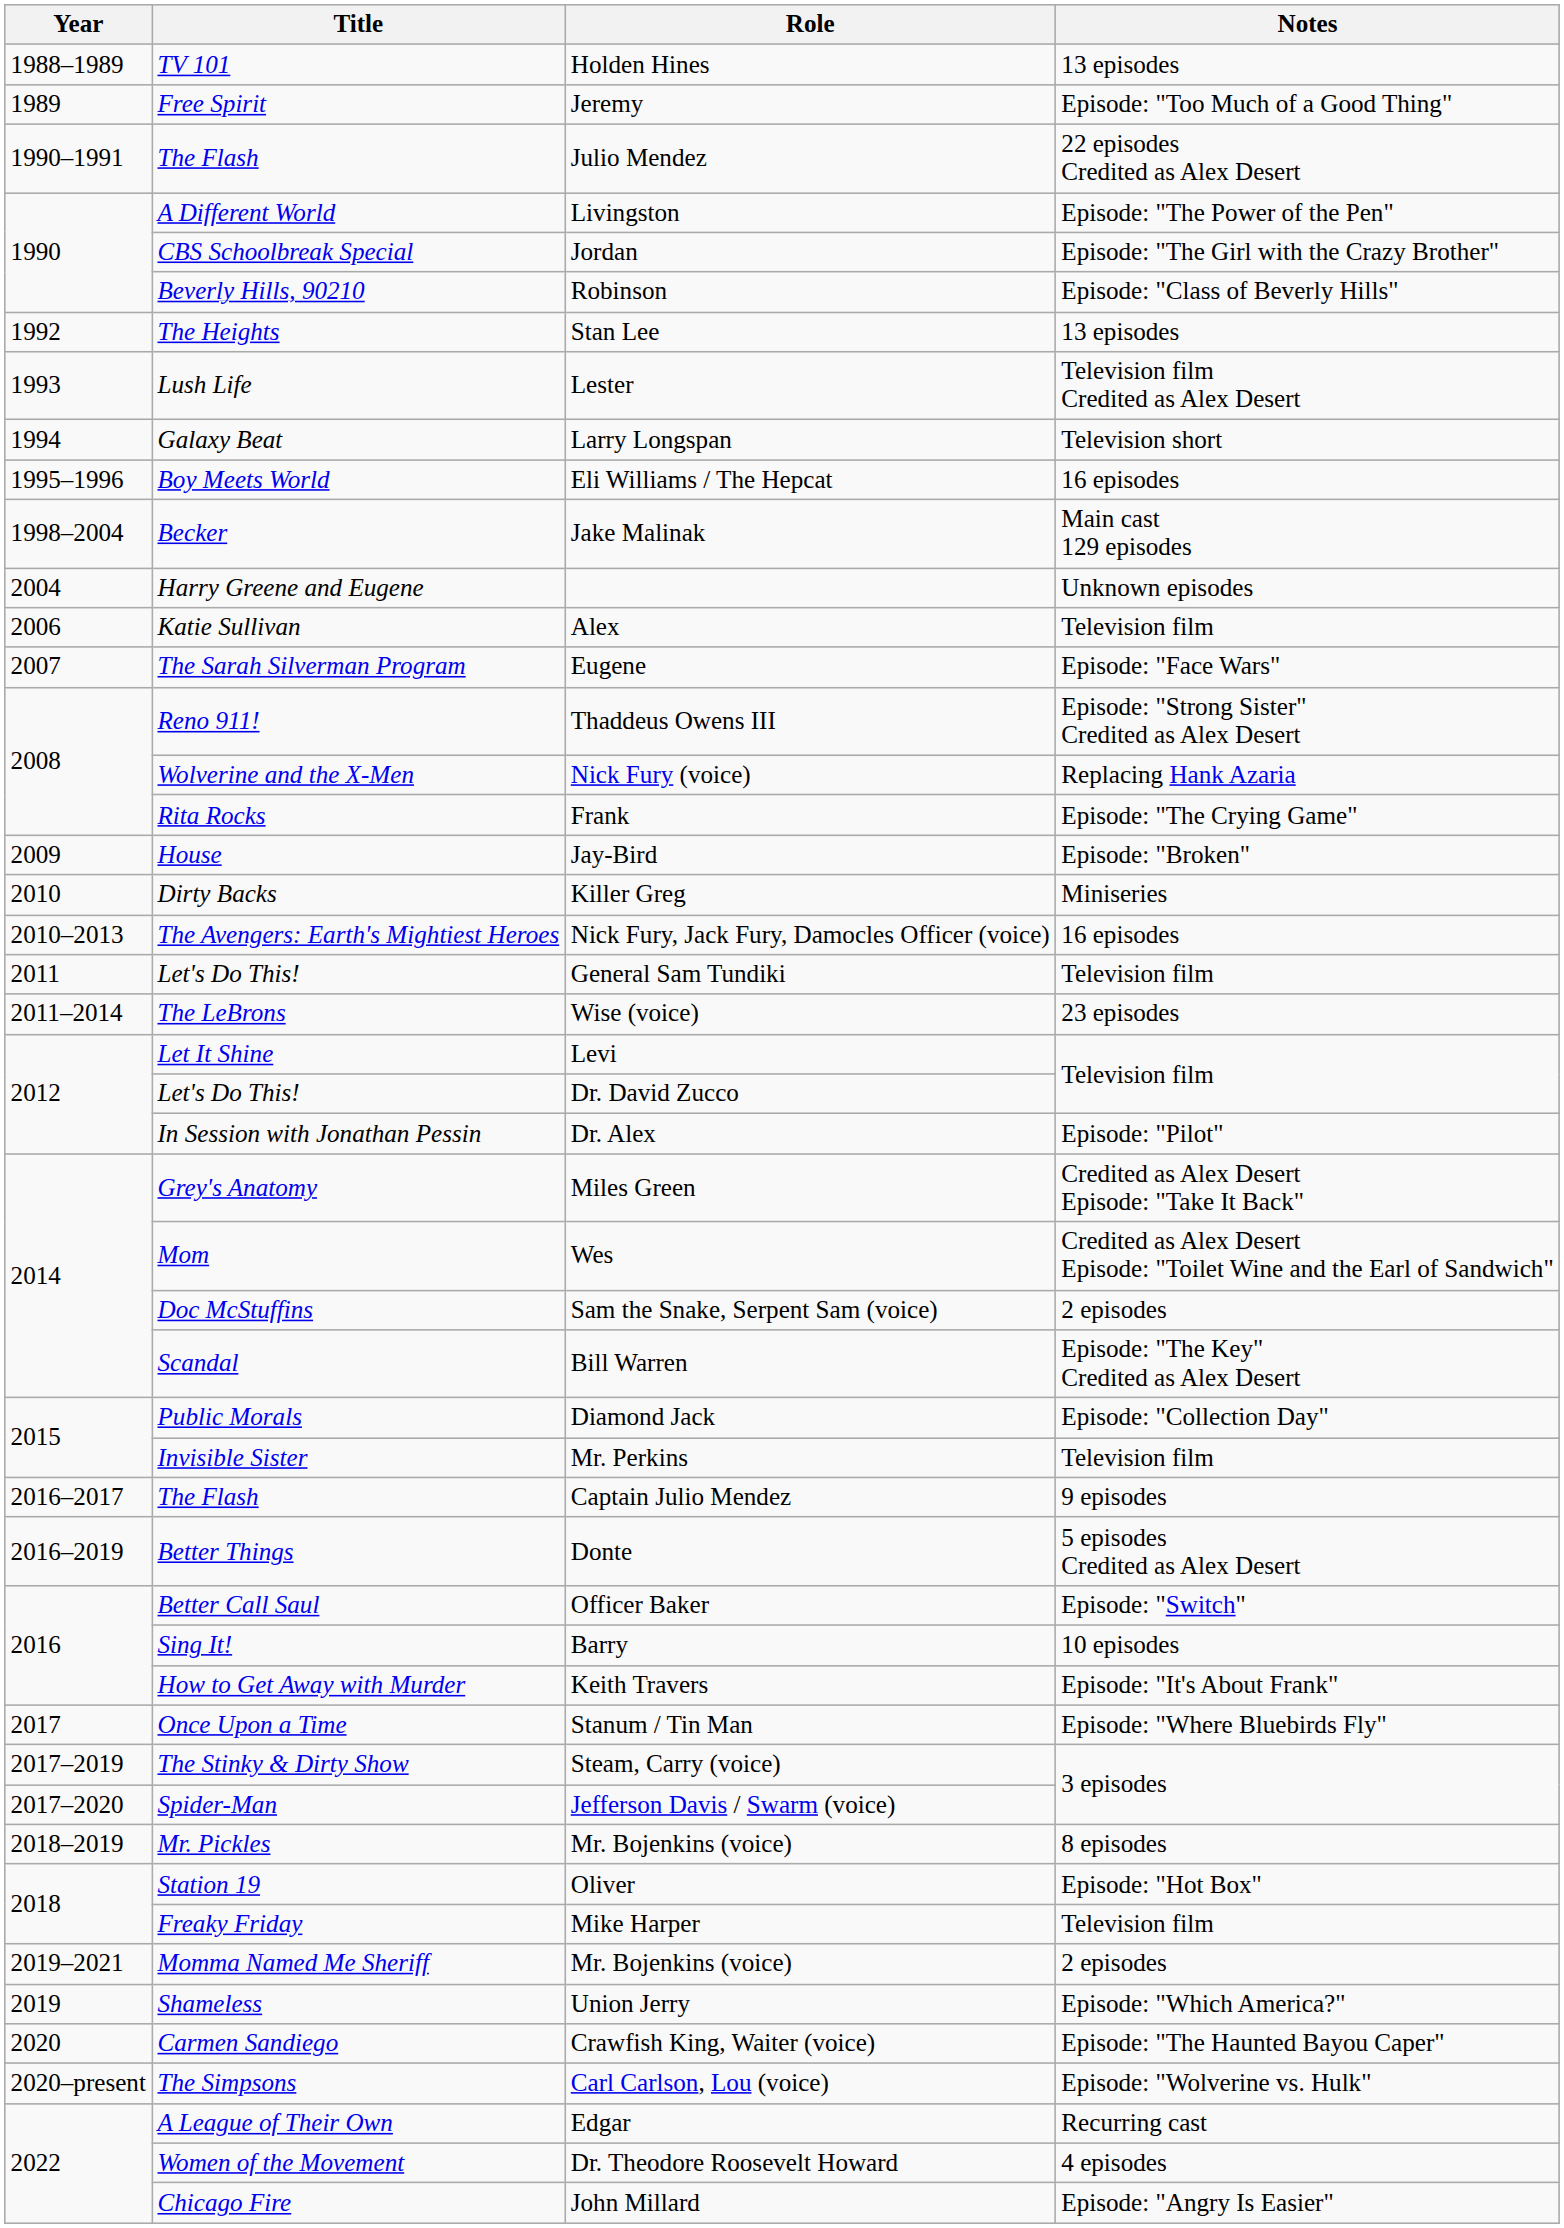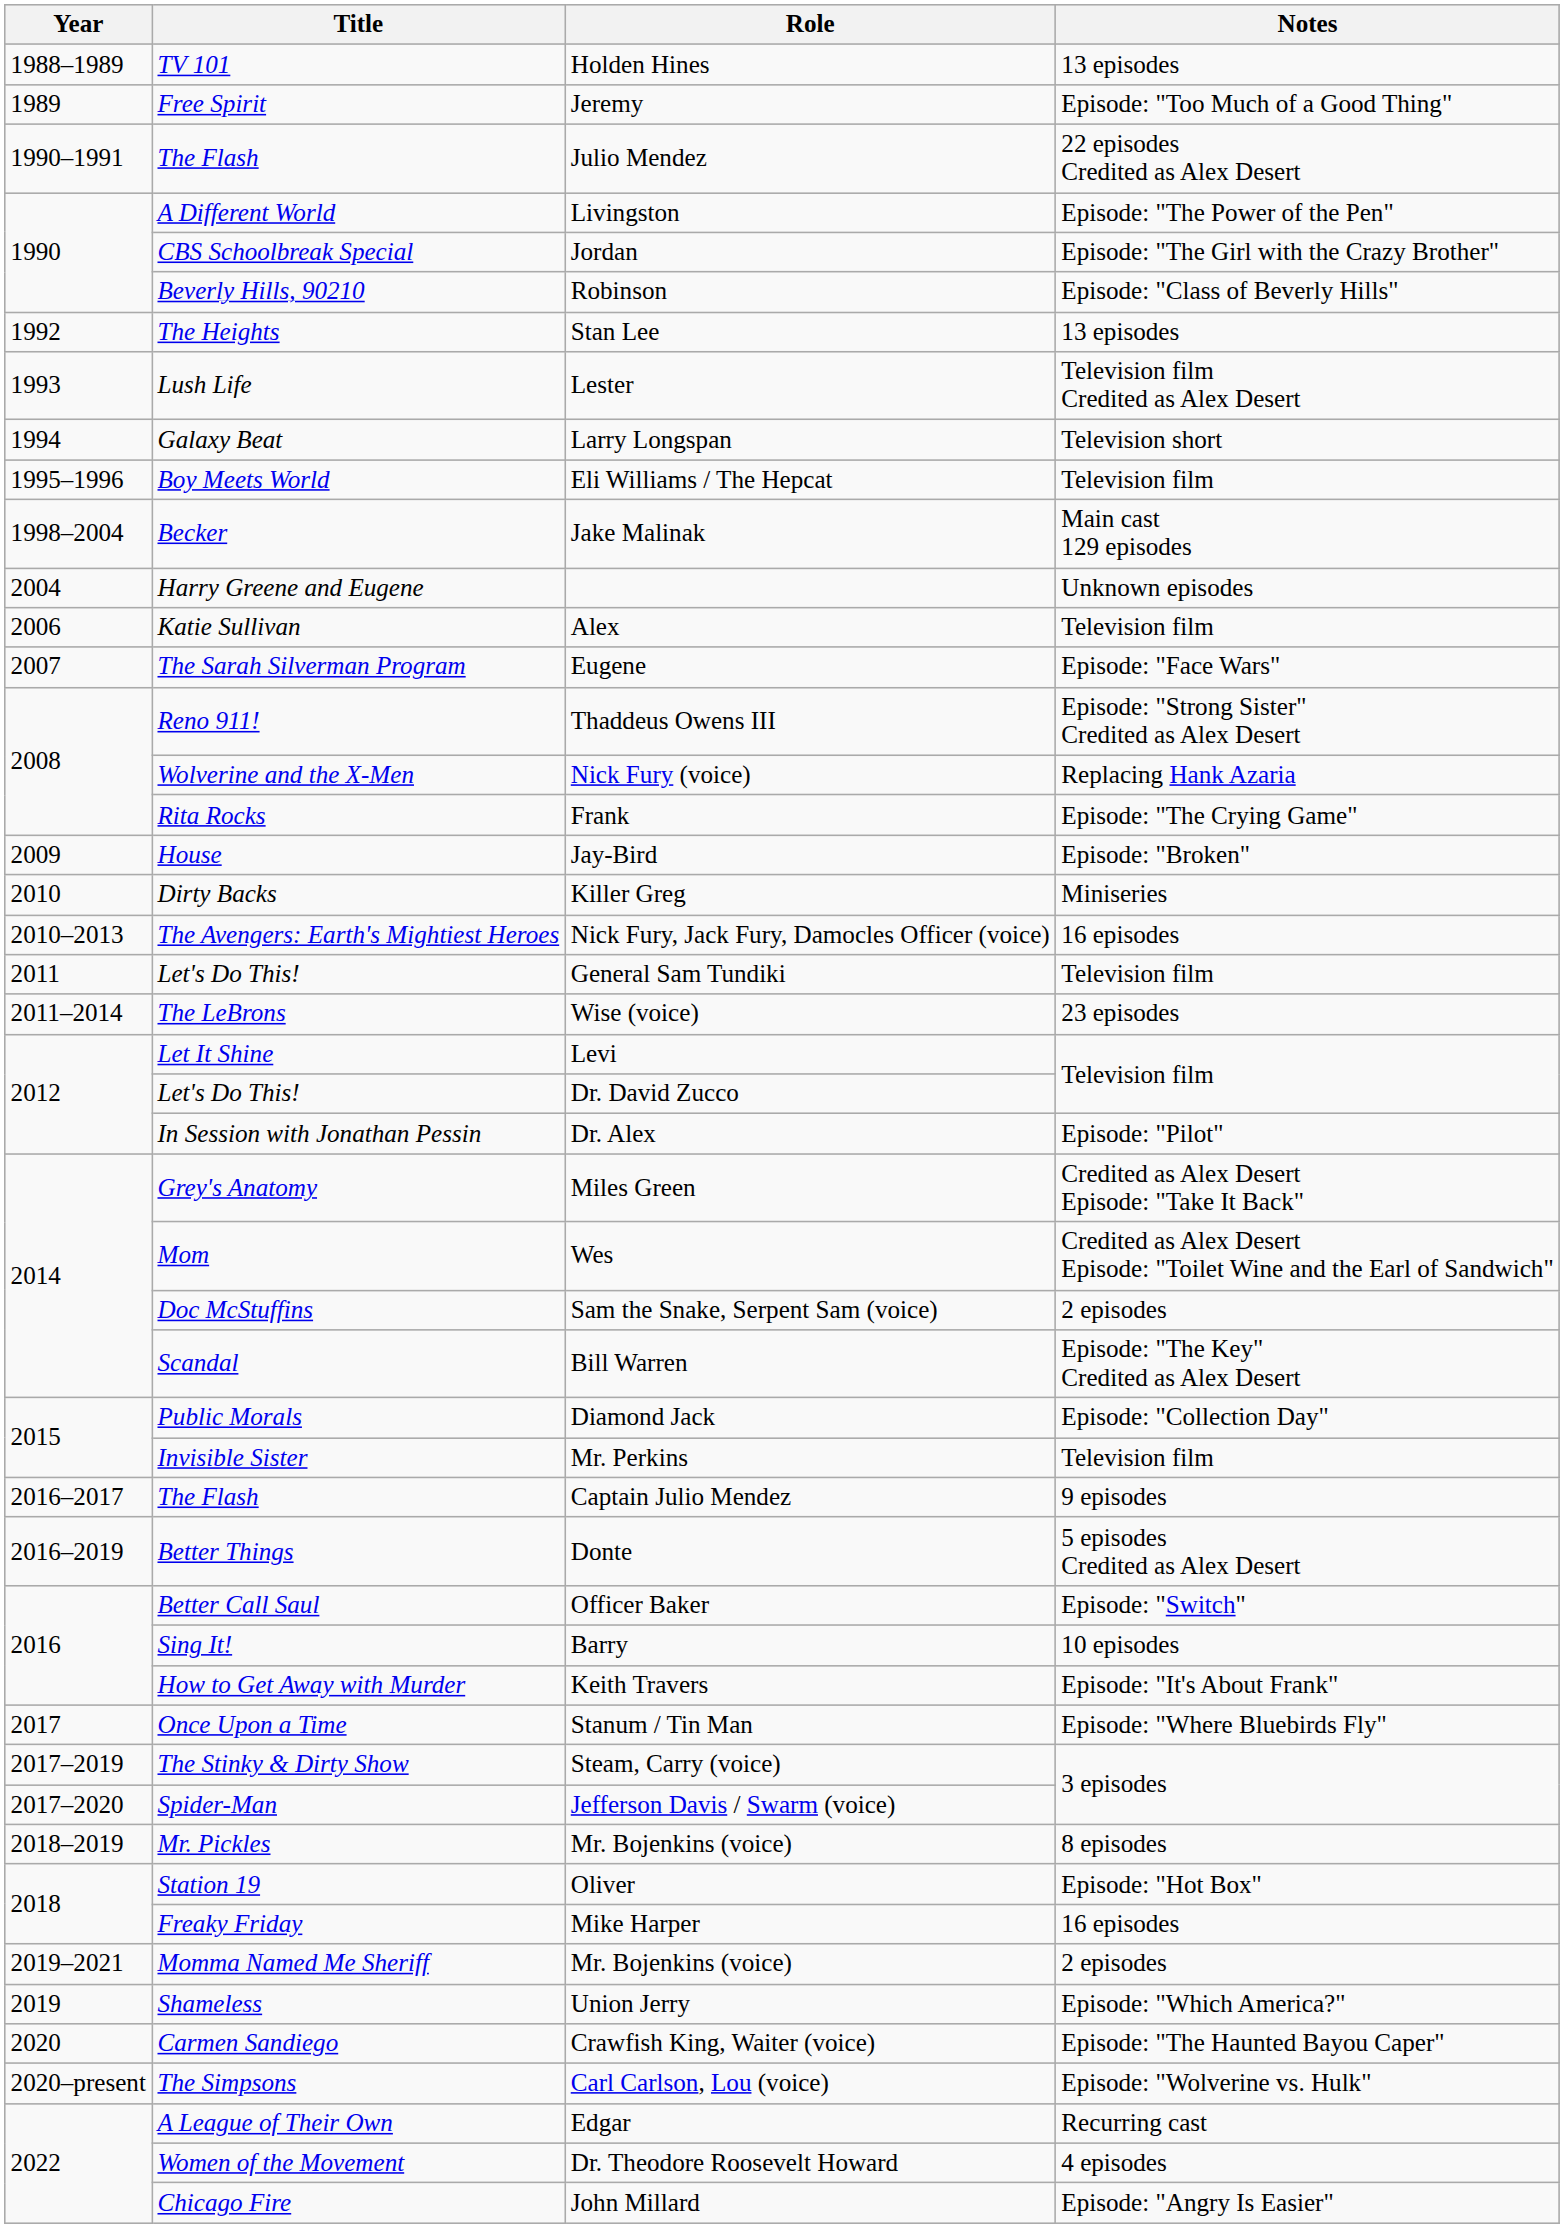(1120, 479) 16 episodes -> (1138, 479) Television film
(1138, 1923) Television film -> (1120, 1923) 16 episodes
